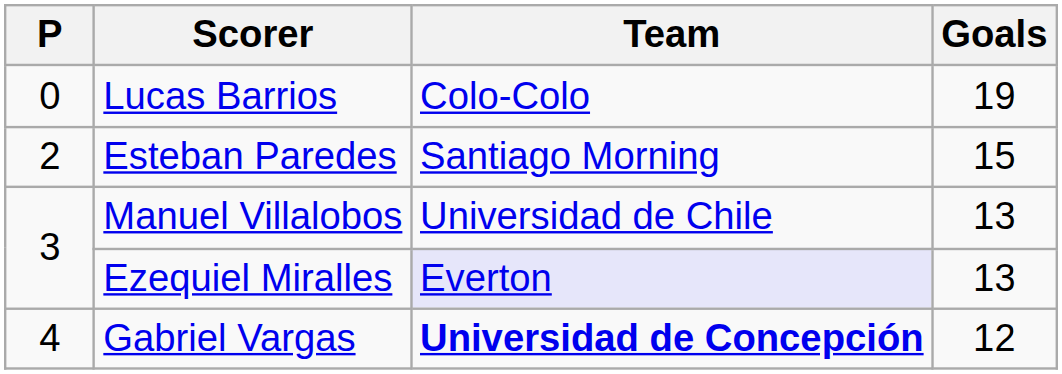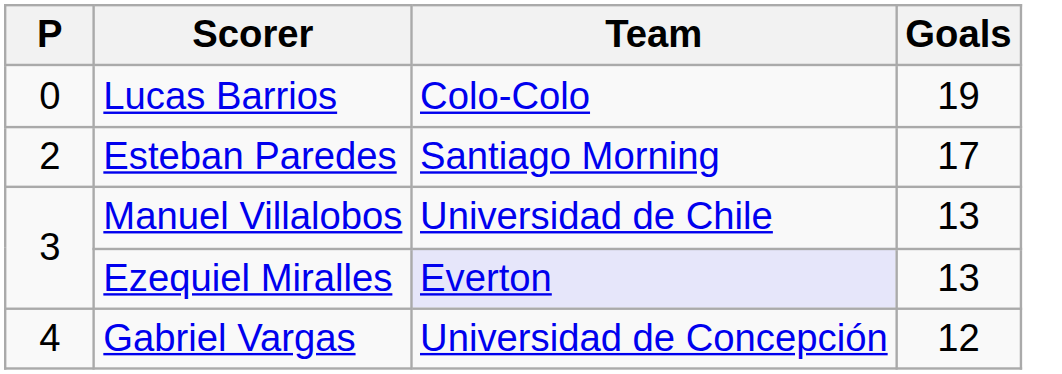(994, 156) 15 -> (958, 156) 17
(672, 338) bold -> (654, 338) normal
